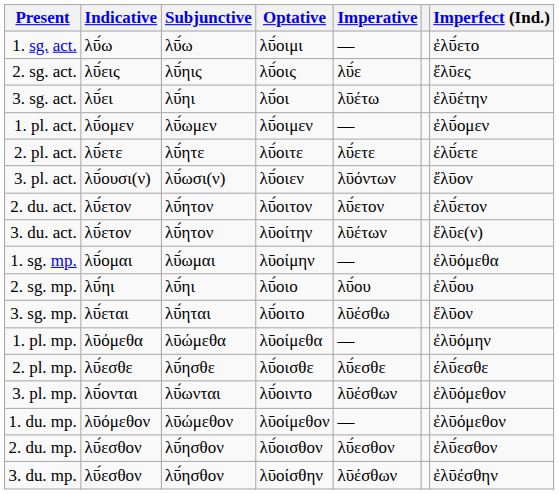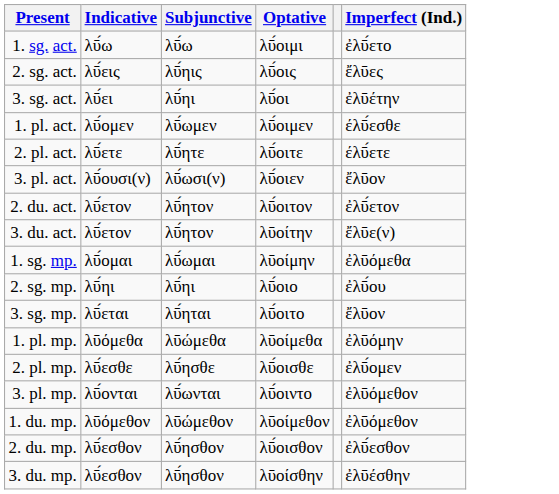- column: (377, 17)
(461, 125) ἐλῡ́ομεν -> (373, 125) έλῡ́εσθε
(461, 367) έλῡ́εσθε -> (373, 367) ἐλῡ́ομεν
